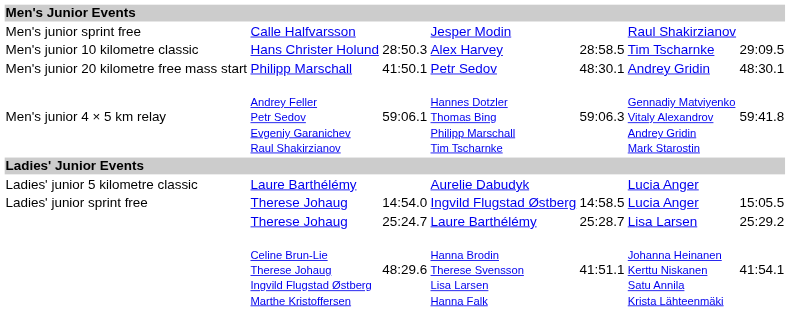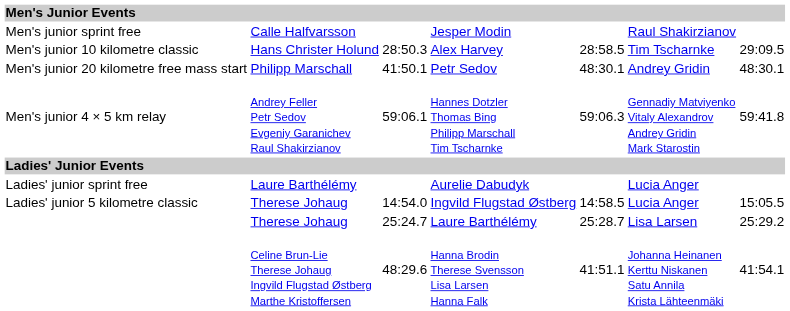(102, 184) Ladies' junior 5 kilometre classic -> (77, 184) Ladies' junior sprint free
(77, 202) Ladies' junior sprint free -> (102, 202) Ladies' junior 5 kilometre classic
